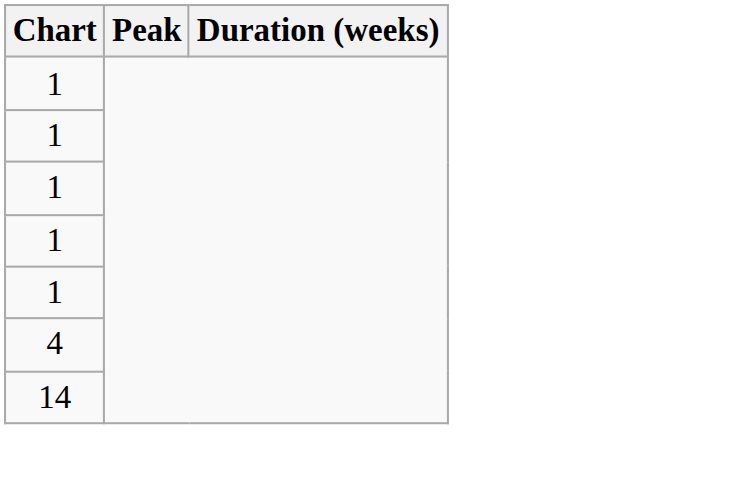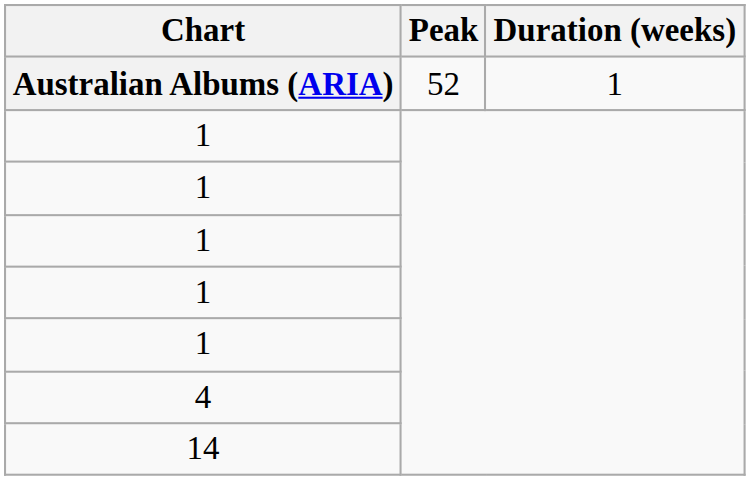+ row: (203, 82)
